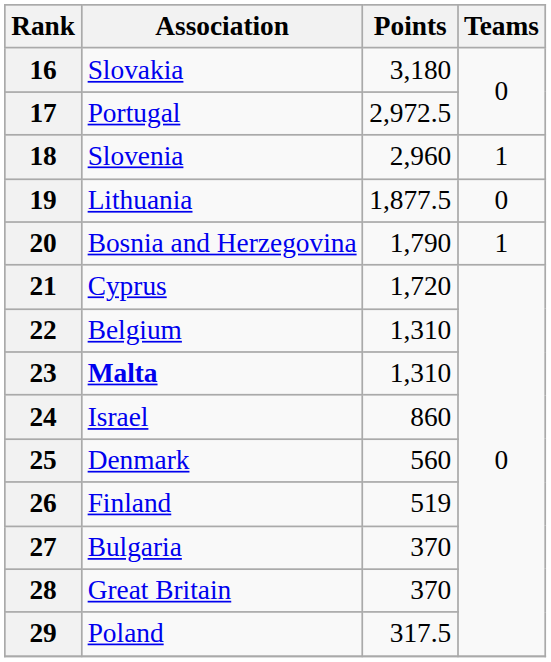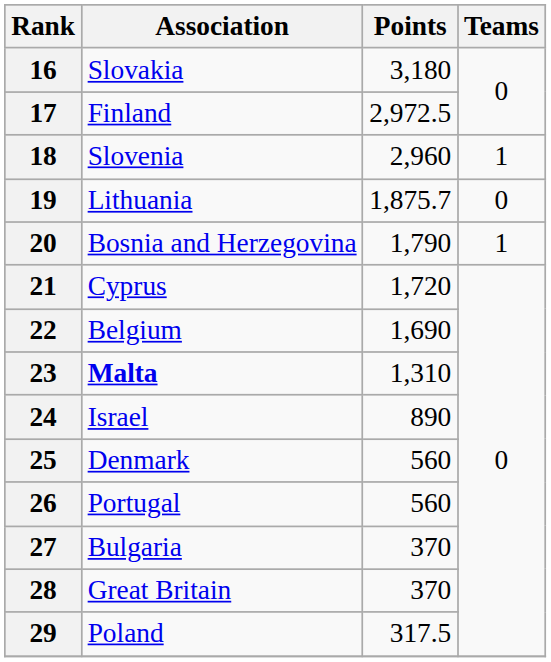(134, 112) Portugal -> (129, 112) Finland
(410, 199) 1,877.5 -> (410, 199) 1,875.7
(421, 329) 1,310 -> (421, 329) 1,690
(431, 416) 860 -> (431, 416) 890
(129, 503) Finland -> (134, 503) Portugal
(431, 503) 519 -> (431, 503) 560
